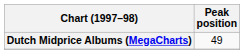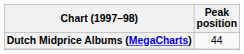(217, 40) 49 -> (217, 40) 44
